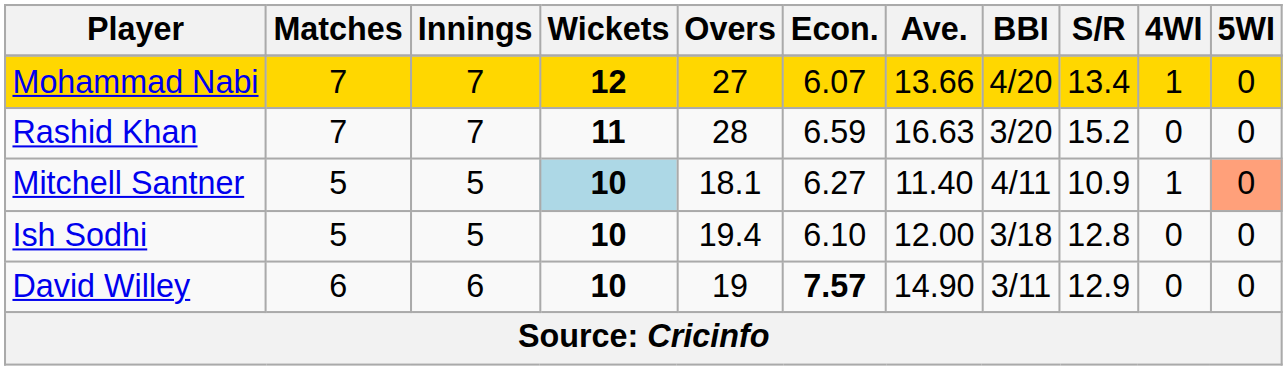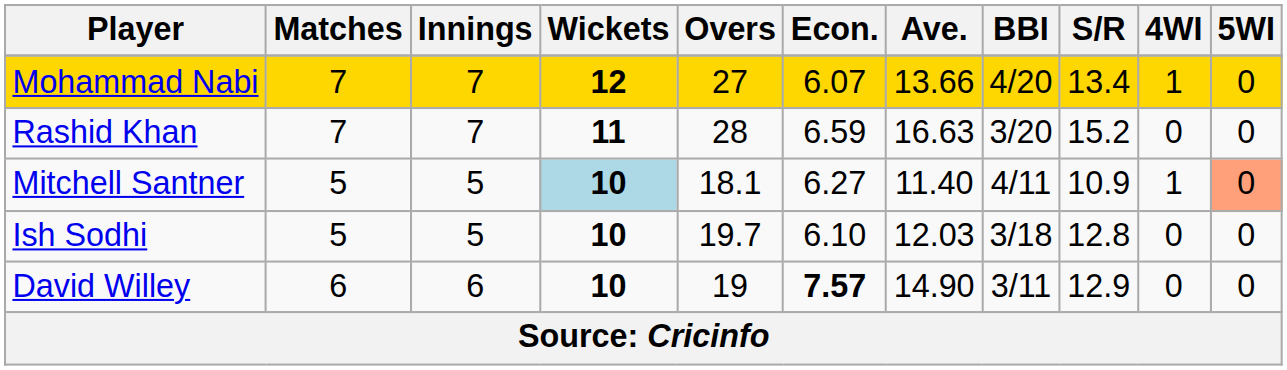(730, 235) 19.4 -> (730, 235) 19.7
(934, 235) 12.00 -> (934, 235) 12.03
